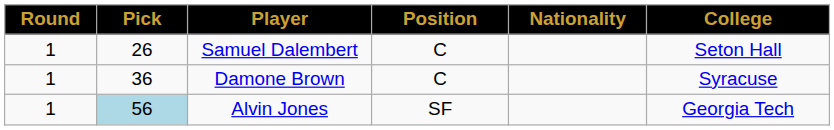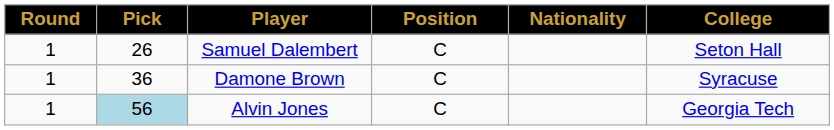(440, 109) SF -> (440, 109) C
